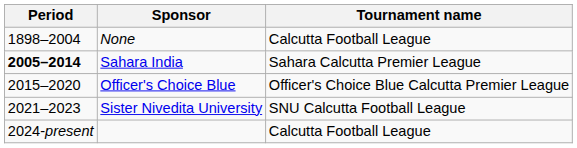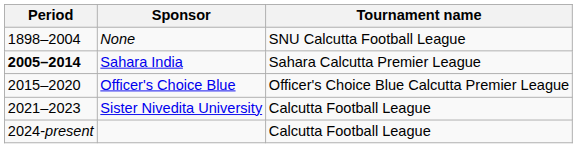(350, 39) Calcutta Football League -> (367, 39) SNU Calcutta Football League
(367, 108) SNU Calcutta Football League -> (350, 108) Calcutta Football League
